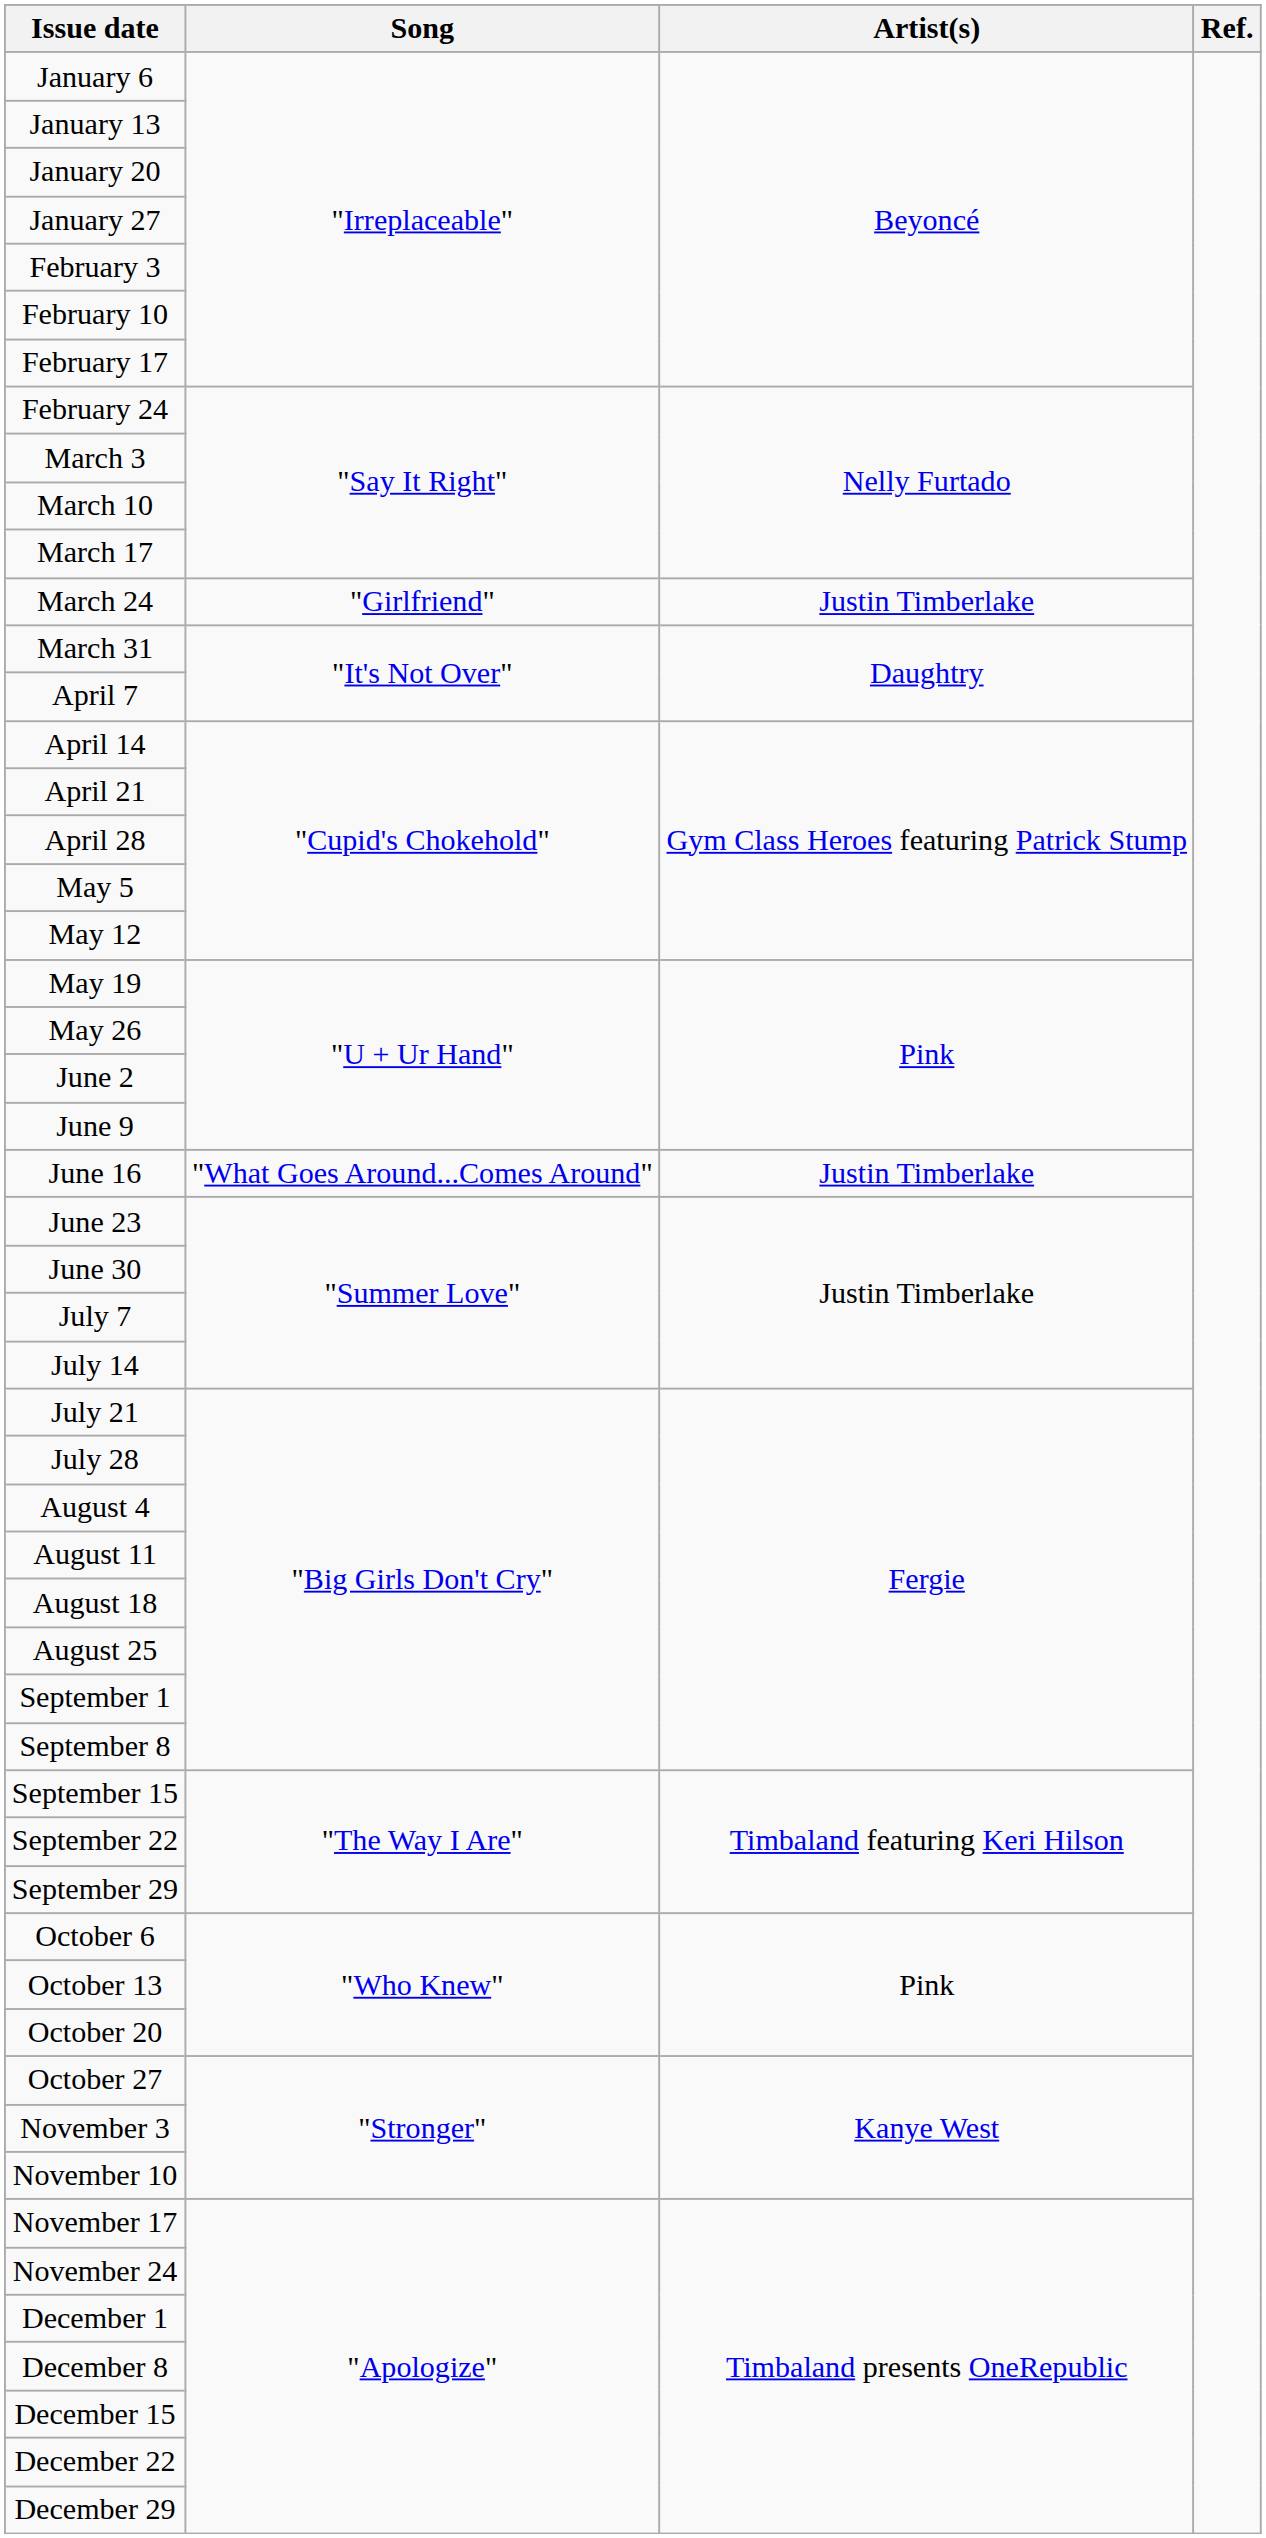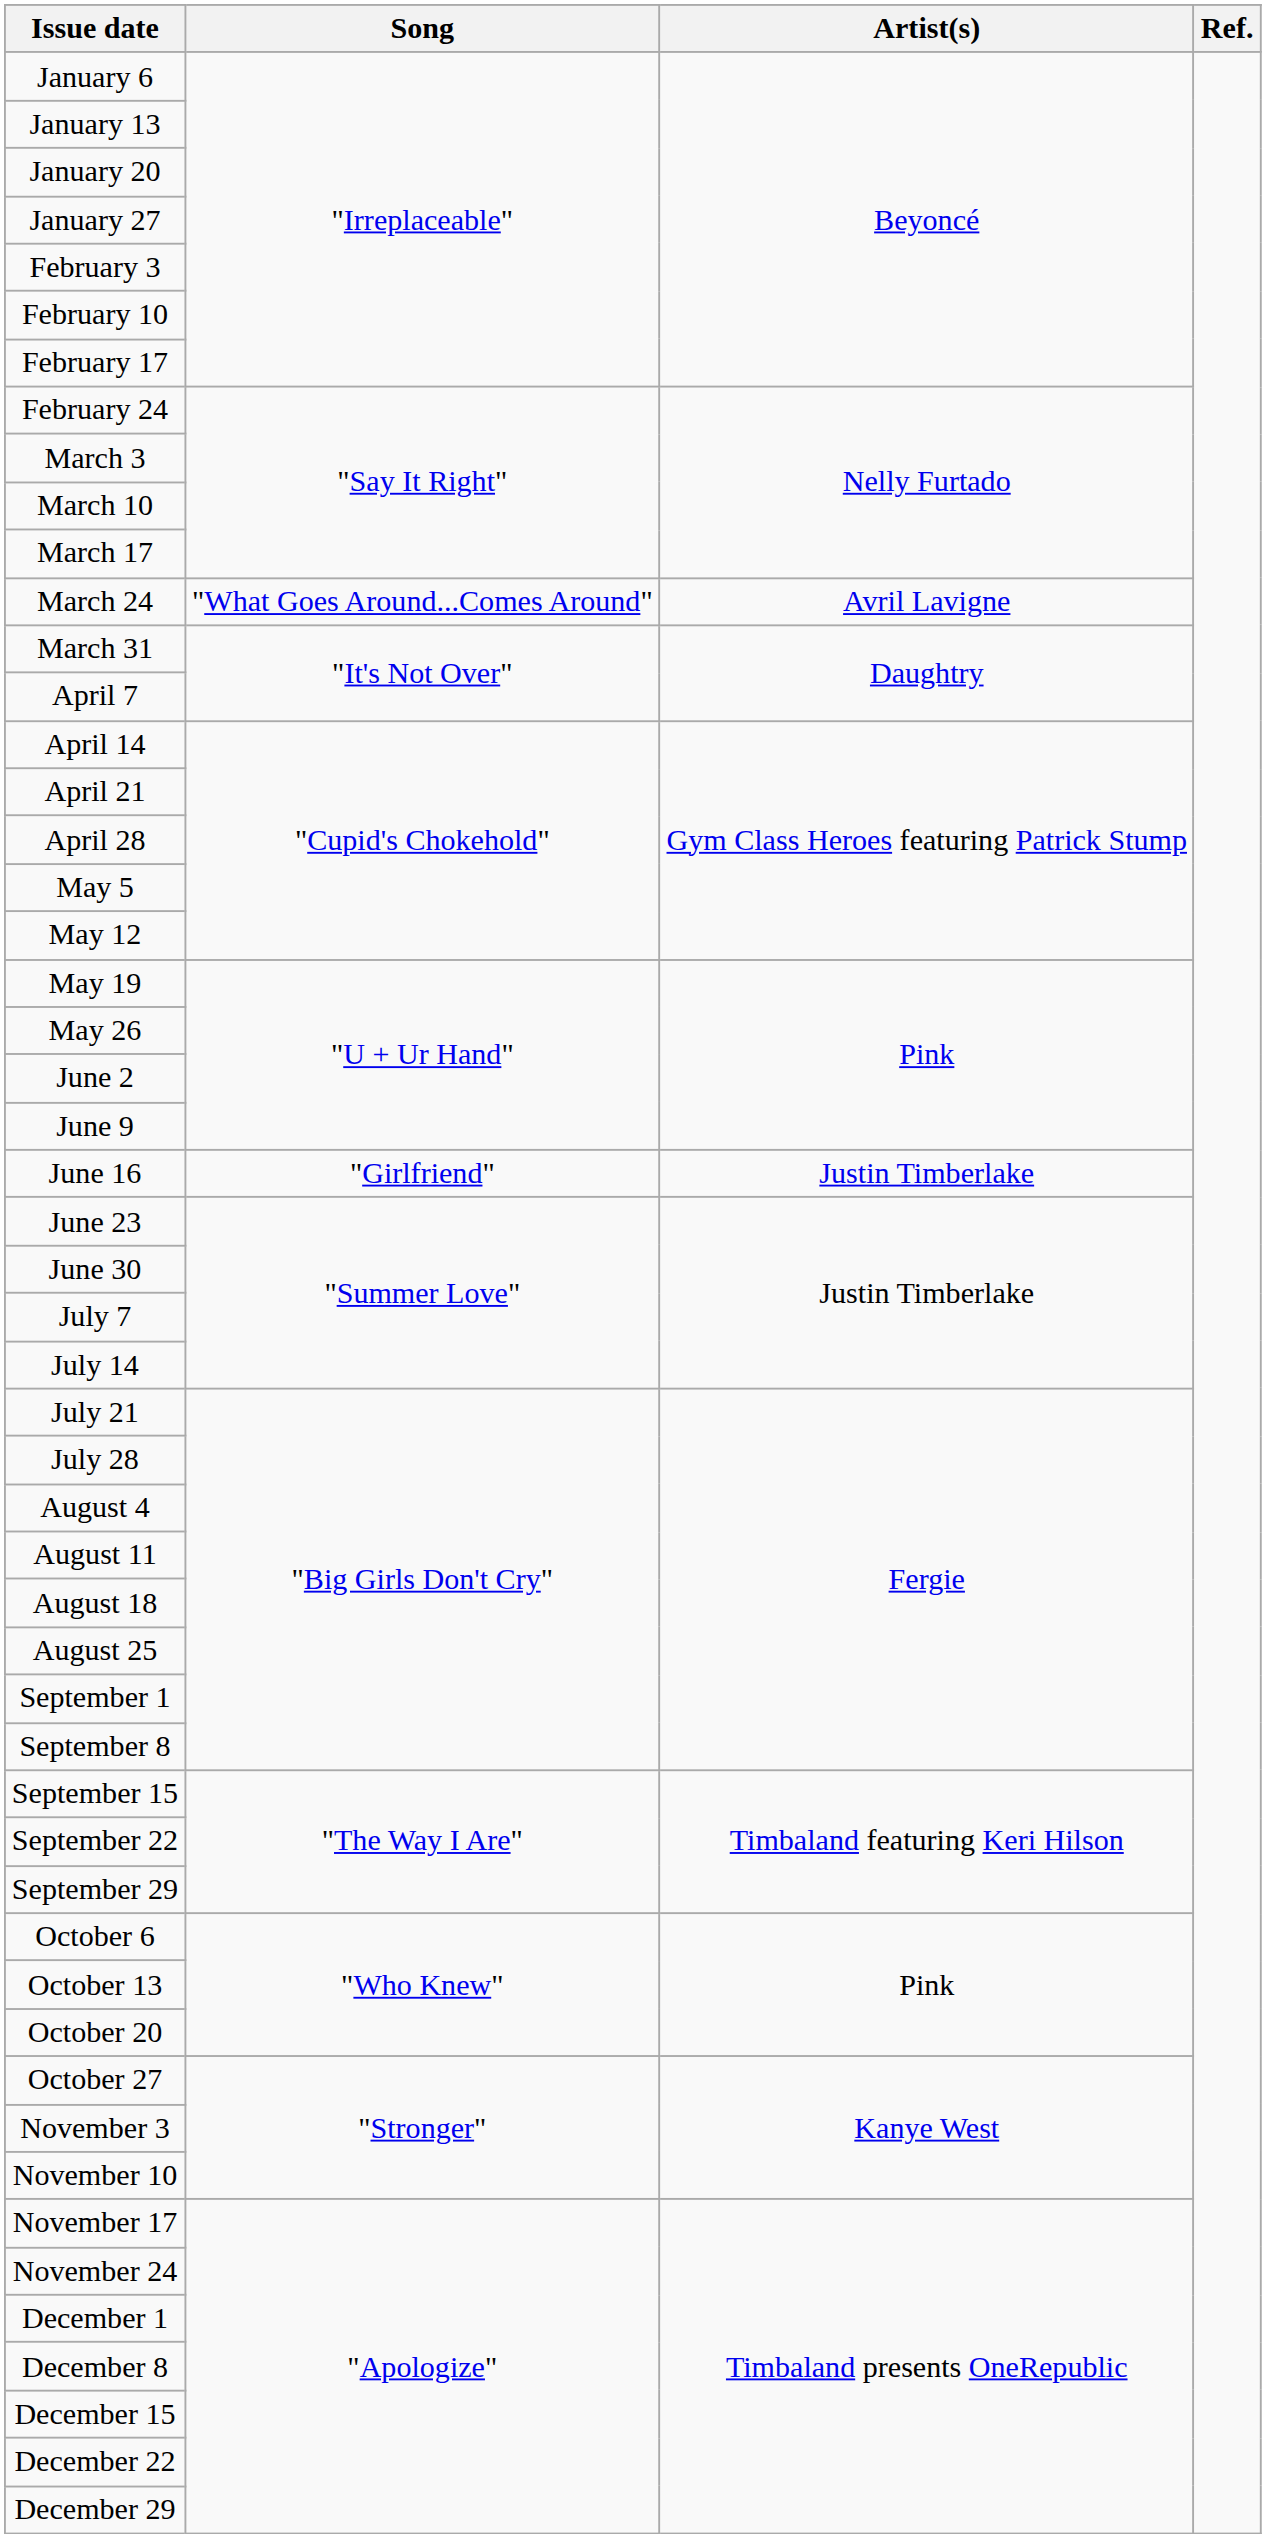(422, 600) "Girlfriend" -> (422, 600) "What Goes Around...Comes Around"
(927, 600) Justin Timberlake -> (927, 600) Avril Lavigne
(422, 1173) "What Goes Around...Comes Around" -> (422, 1173) "Girlfriend"
